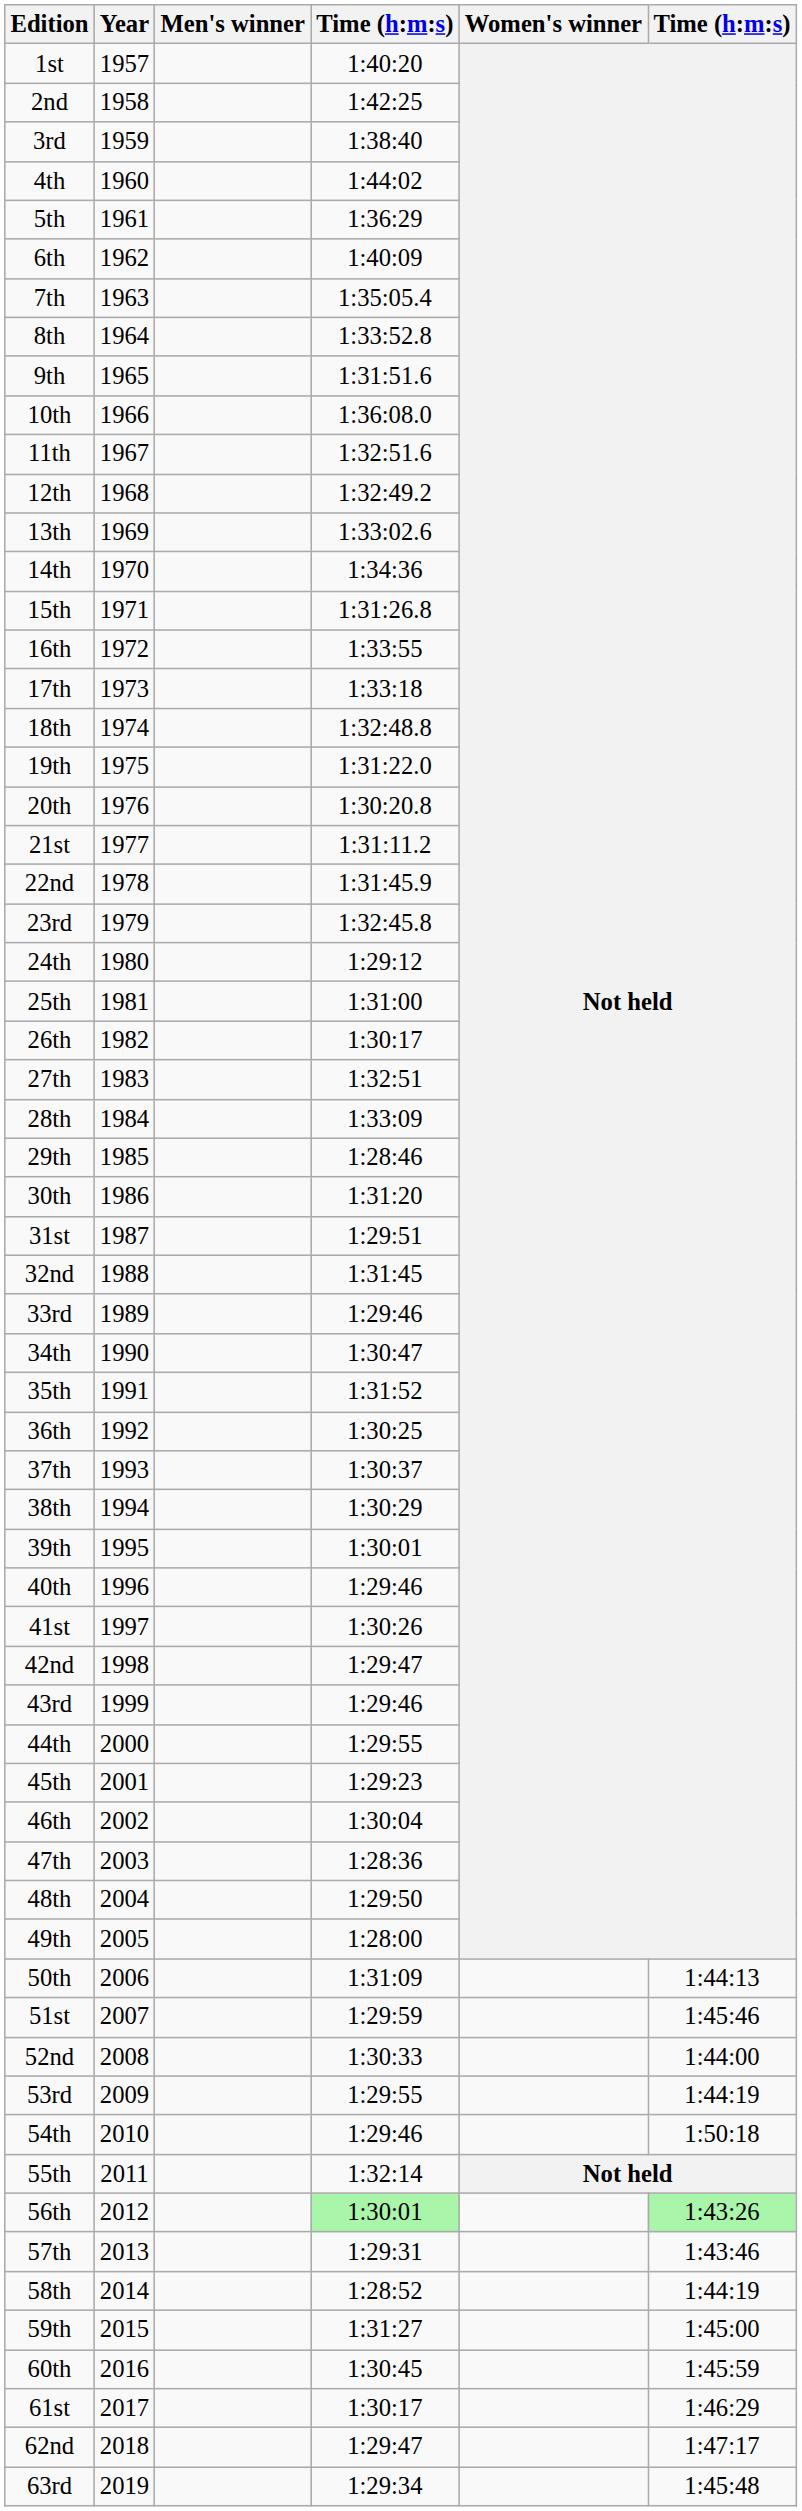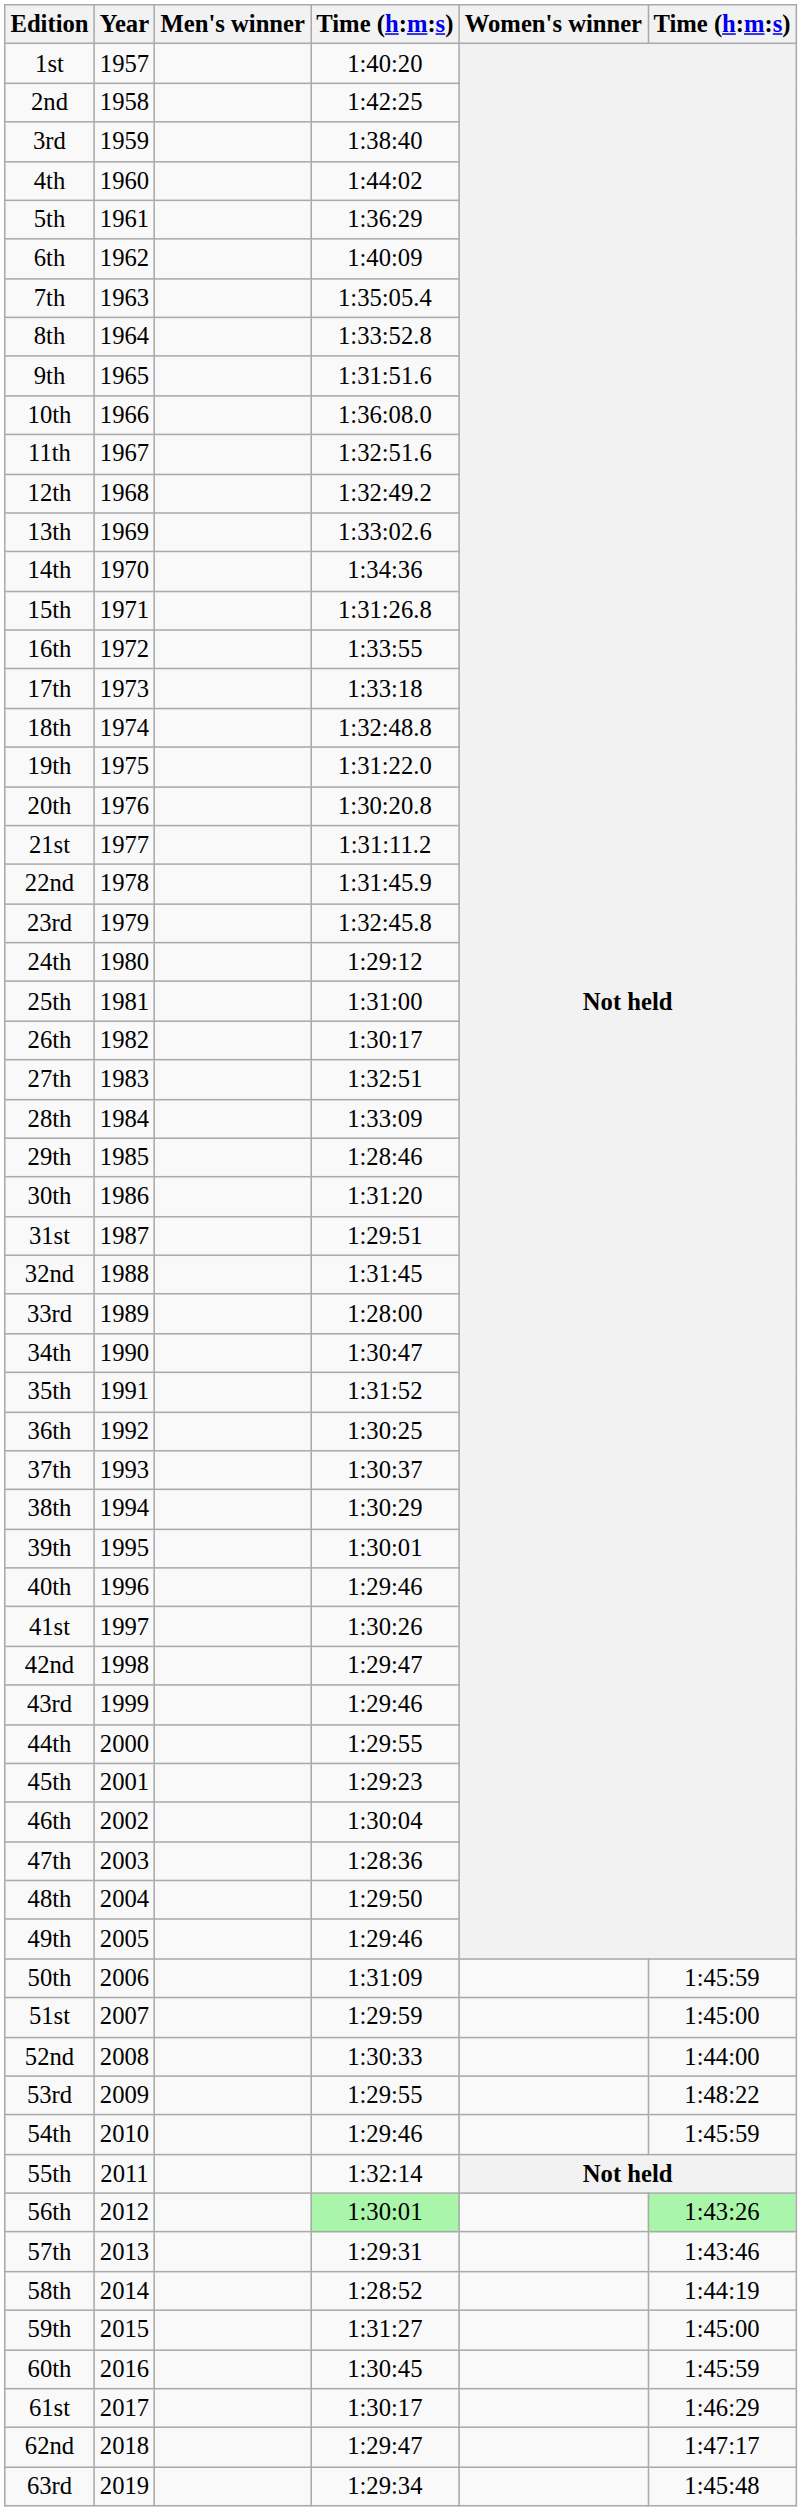(385, 1313) 1:29:46 -> (385, 1313) 1:28:00
(385, 1938) 1:28:00 -> (385, 1938) 1:29:46
(722, 1977) 1:44:13 -> (722, 1977) 1:45:59
(722, 2016) 1:45:46 -> (722, 2016) 1:45:00
(722, 2095) 1:44:19 -> (722, 2095) 1:48:22
(722, 2134) 1:50:18 -> (722, 2134) 1:45:59
